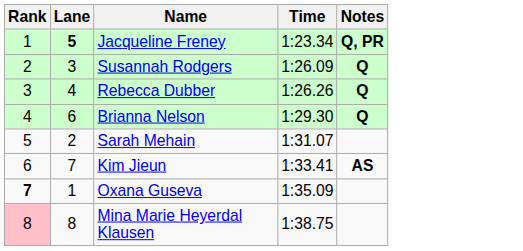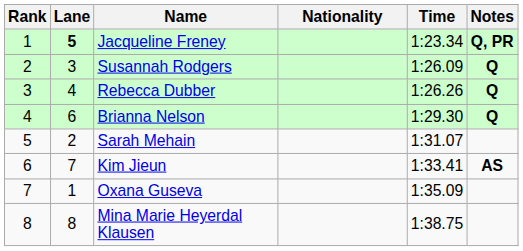+ column: (342, 16)
(27, 191) bold -> (27, 191) normal
(27, 224) pink background -> (27, 224) no background
